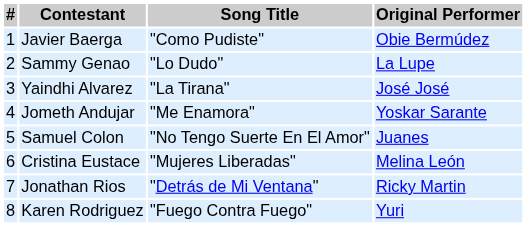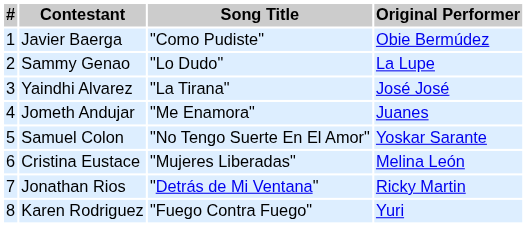(431, 113) Yoskar Sarante -> (402, 113) Juanes
(402, 137) Juanes -> (431, 137) Yoskar Sarante
